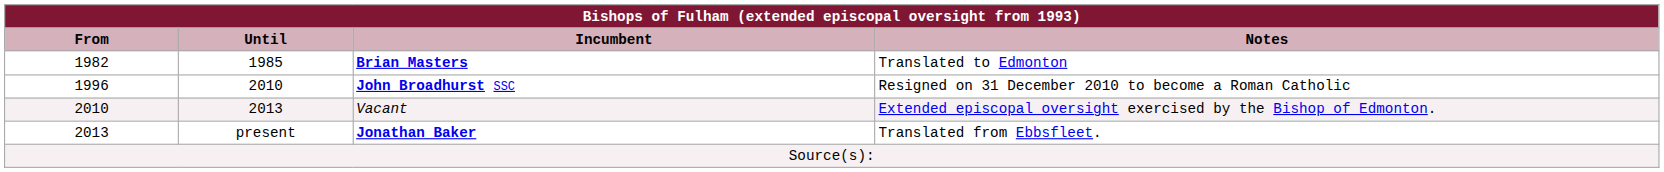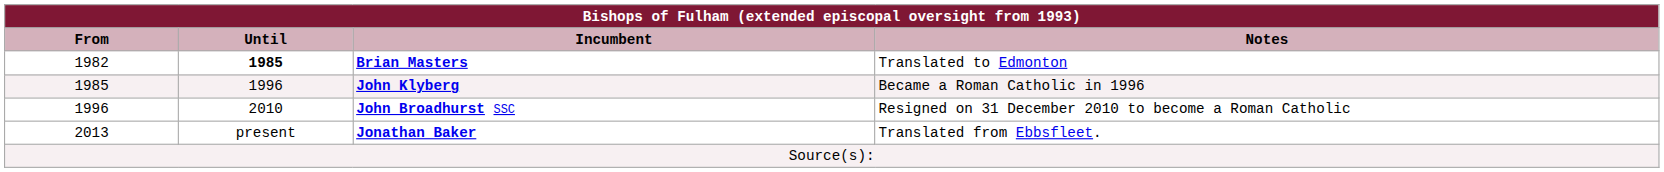(266, 63) normal -> (266, 63) bold
+ row: (408, 86)
- row: (382, 109)
